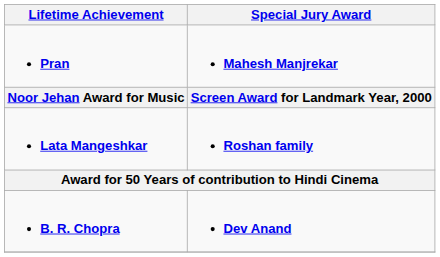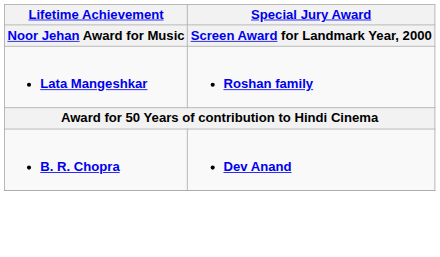- row: (96, 64)
